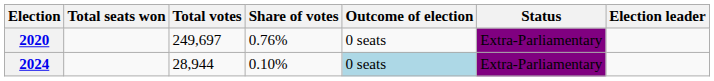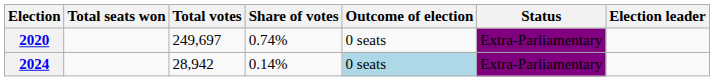(268, 40) 0.76% -> (268, 40) 0.74%
(193, 64) 28,944 -> (193, 64) 28,942
(268, 64) 0.10% -> (268, 64) 0.14%
